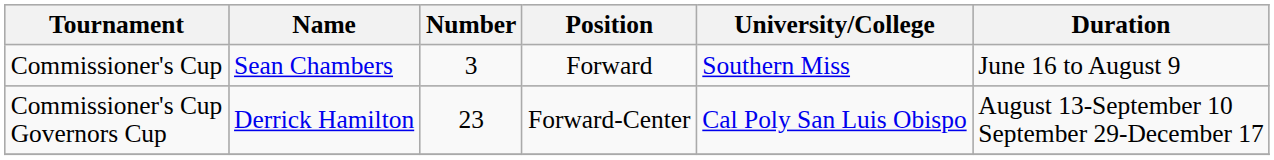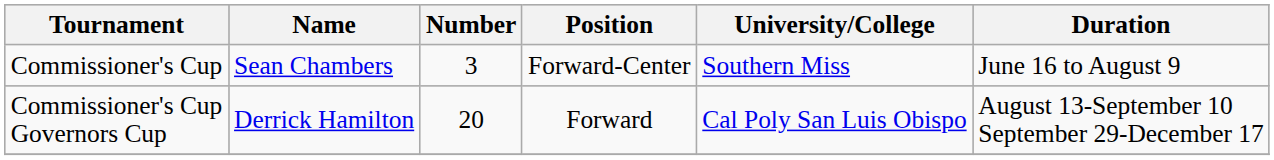(609, 65) Forward -> (609, 65) Forward-Center
(471, 119) 23 -> (471, 119) 20
(609, 119) Forward-Center -> (609, 119) Forward
